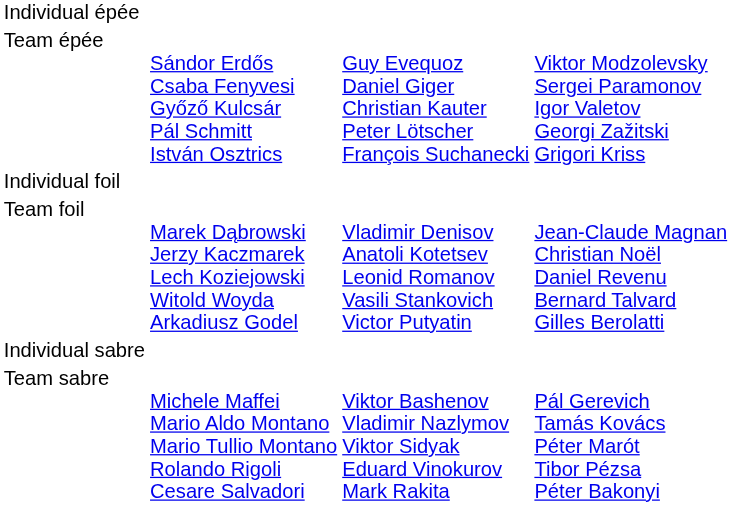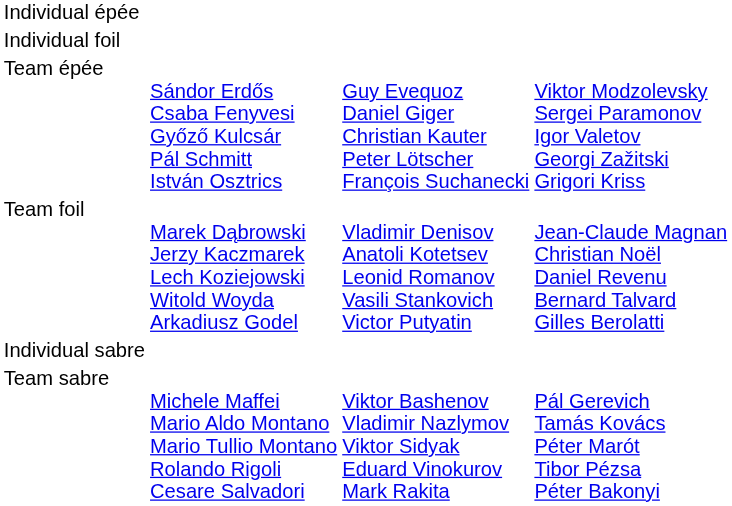rows swapped: (54, 40) <-> (62, 181)
